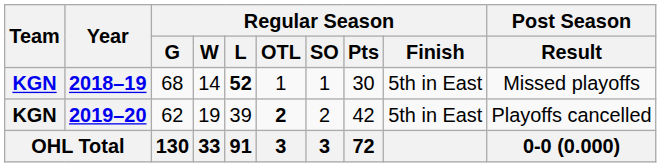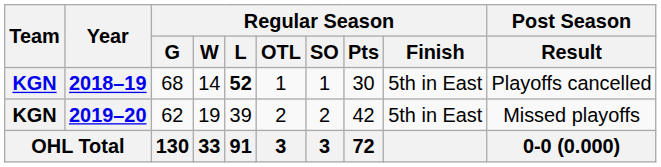(572, 84) Missed playoffs -> (572, 84) Playoffs cancelled
(281, 115) bold -> (281, 115) normal
(572, 115) Playoffs cancelled -> (572, 115) Missed playoffs
